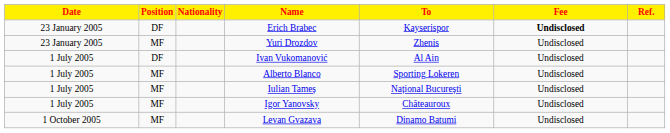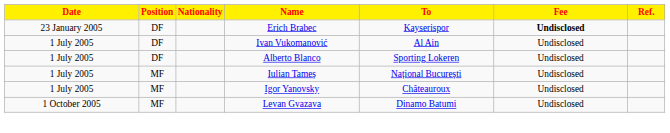- row: (292, 43)
(157, 74) MF -> (157, 58) DF
